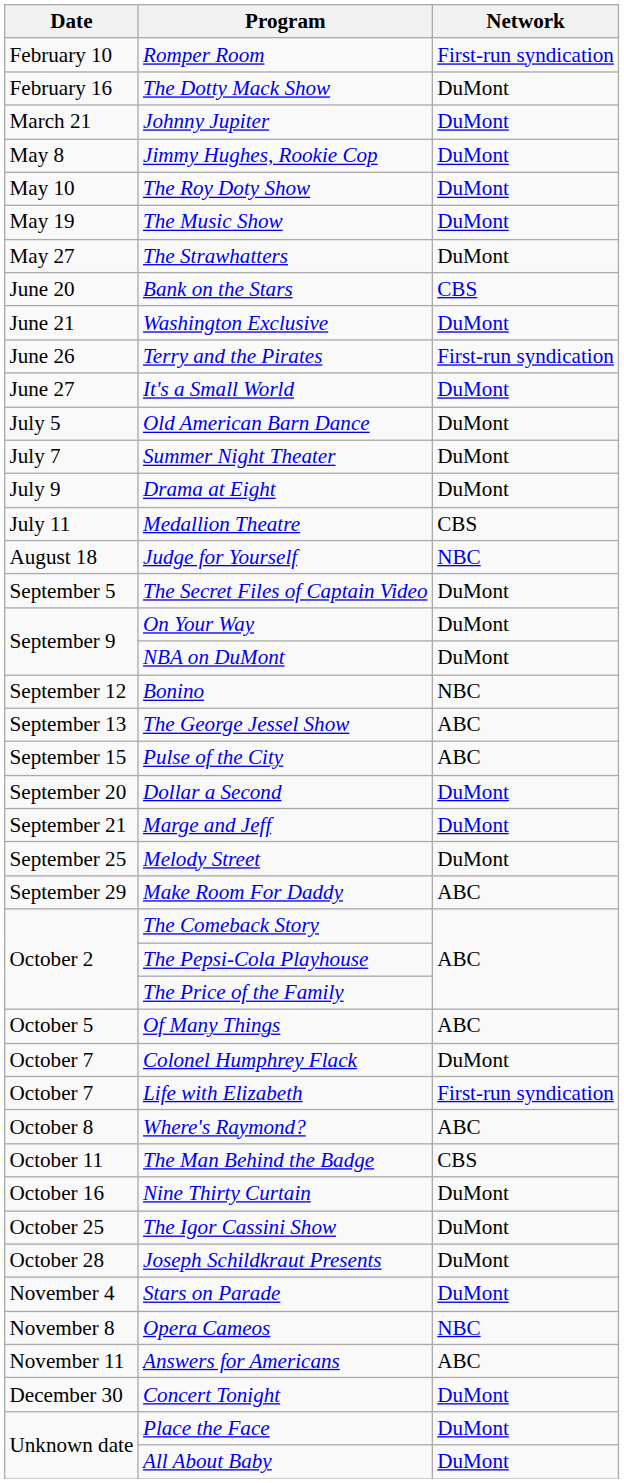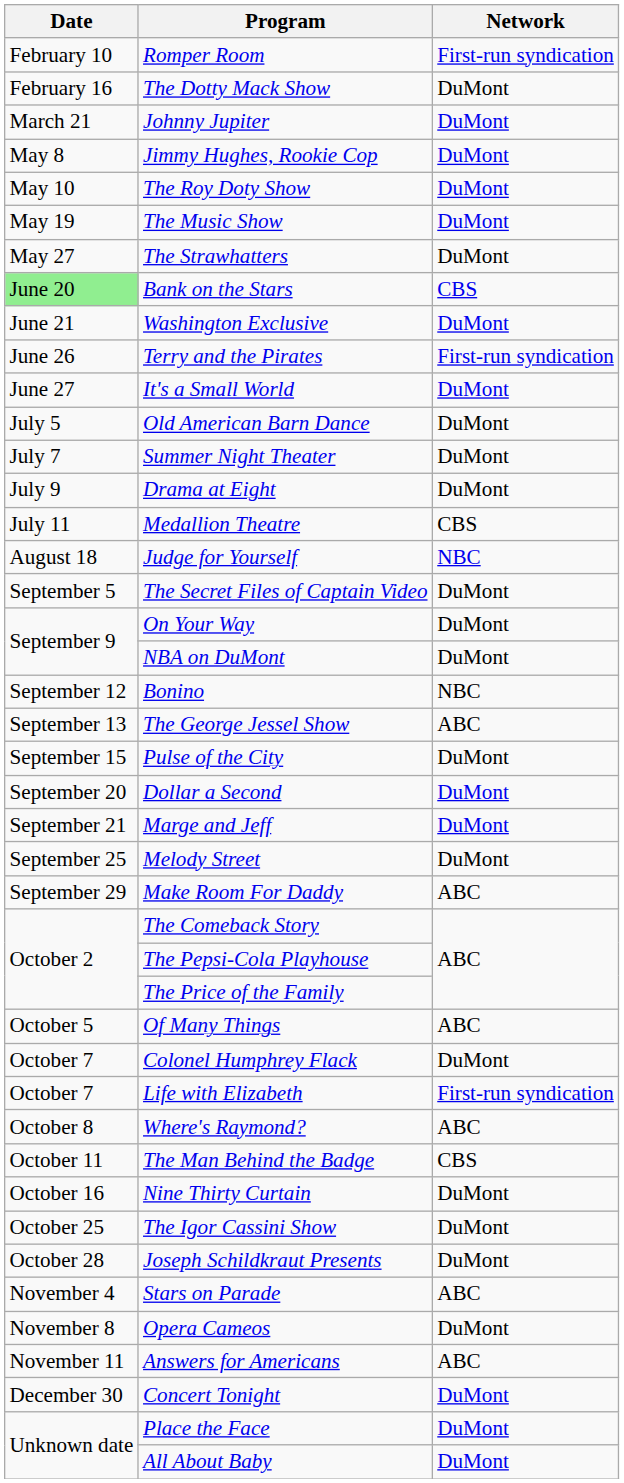(42, 289) no background -> (42, 289) lightgreen background
(459, 758) ABC -> (473, 758) DuMont
(473, 1294) DuMont -> (459, 1294) ABC
(459, 1327) NBC -> (473, 1327) DuMont
